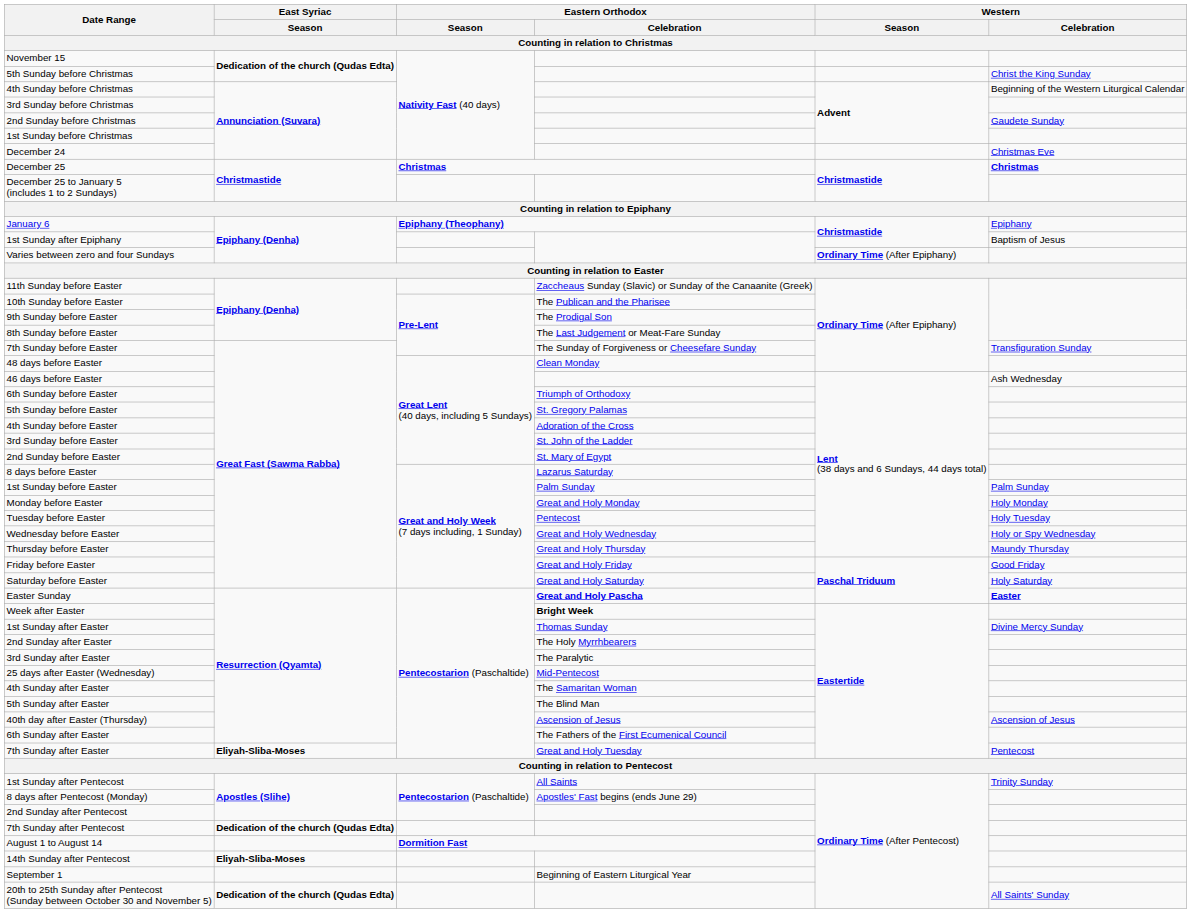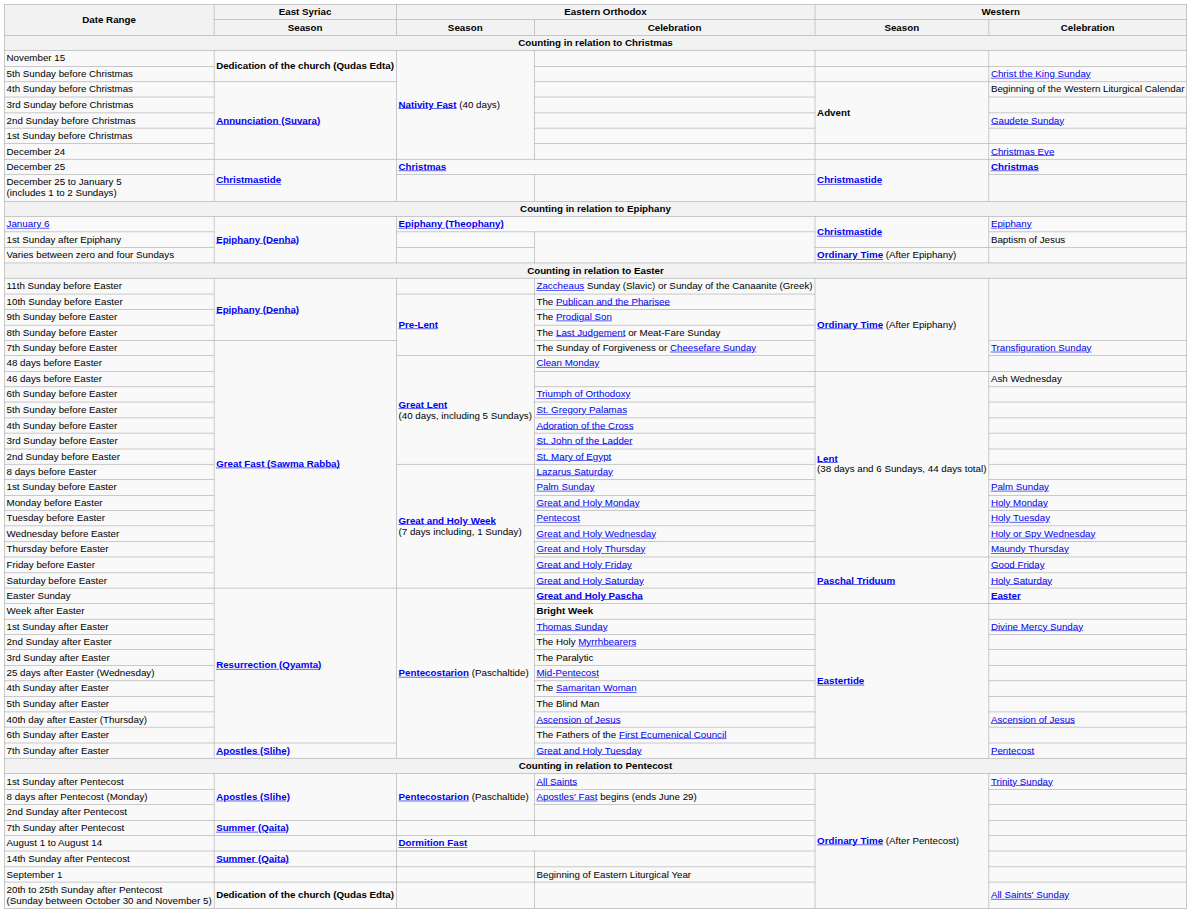(261, 750) Eliyah-Sliba-Moses -> (253, 750) Apostles (Slihe)
(305, 828) Dedication of the church (Qudas Edta) -> (252, 828) Summer (Qaita)
(261, 859) Eliyah-Sliba-Moses -> (252, 859) Summer (Qaita)
